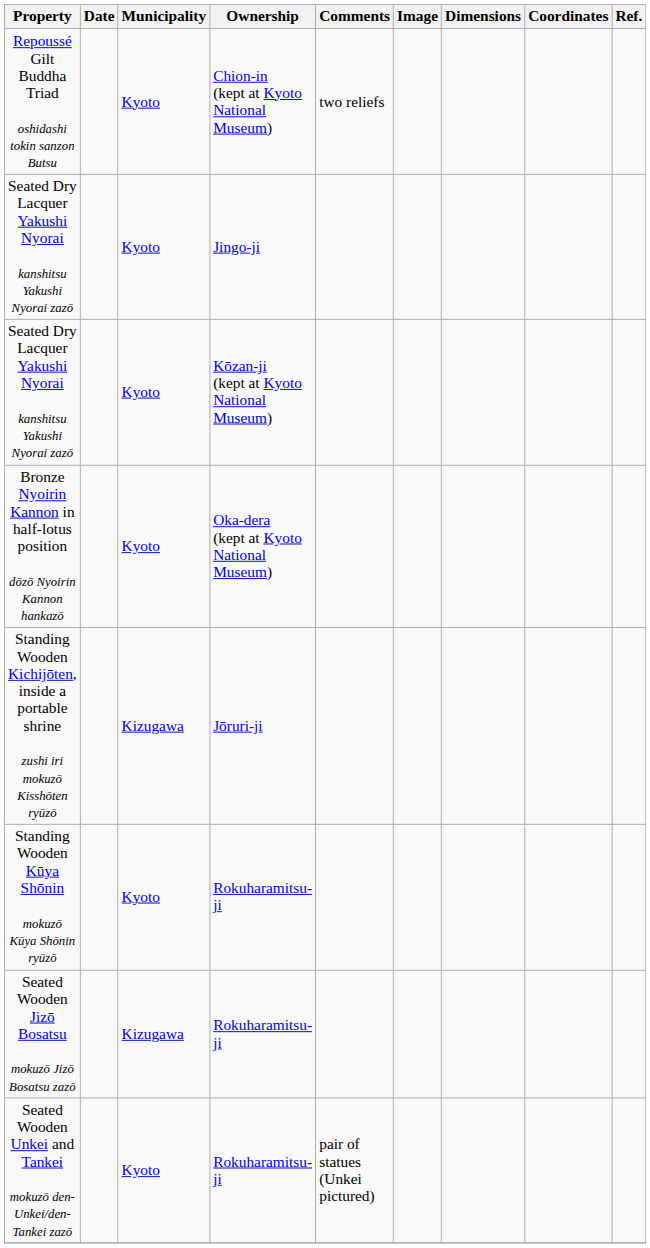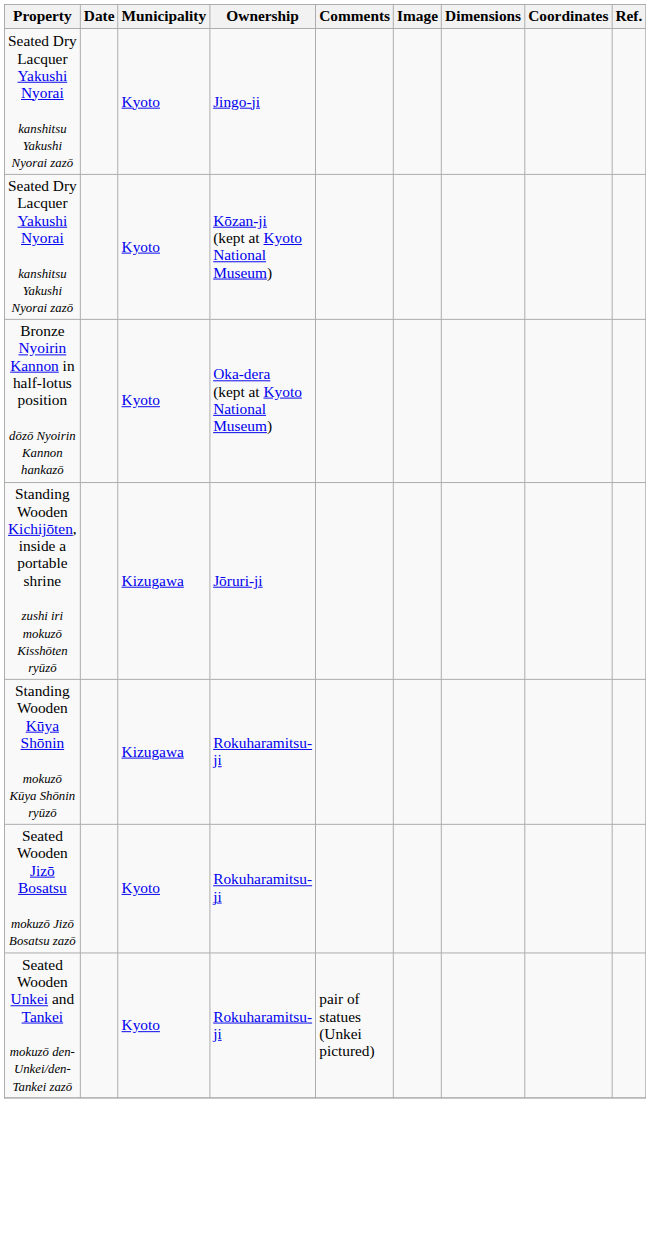- row: (42, 101)
(141, 897) Kyoto -> (153, 751) Kizugawa
(153, 1033) Kizugawa -> (141, 888) Kyoto
